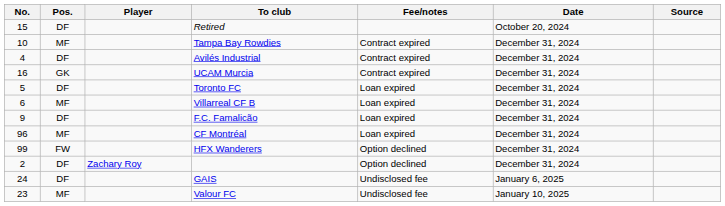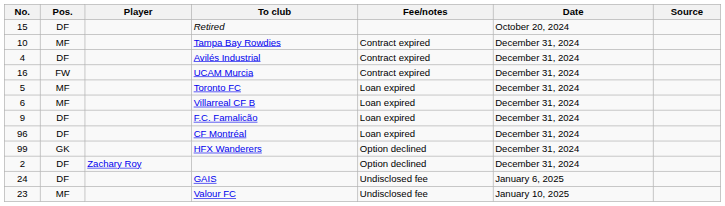(63, 73) GK -> (63, 73) FW
(63, 88) DF -> (63, 88) MF
(63, 133) MF -> (63, 133) DF
(63, 149) FW -> (63, 149) GK
